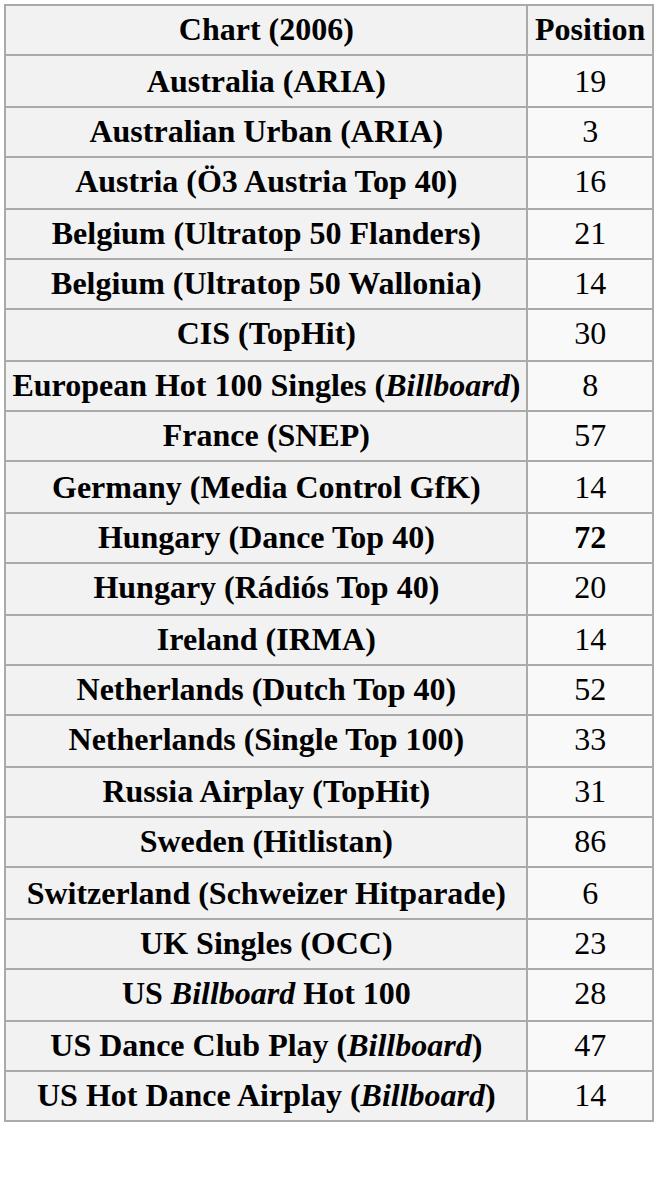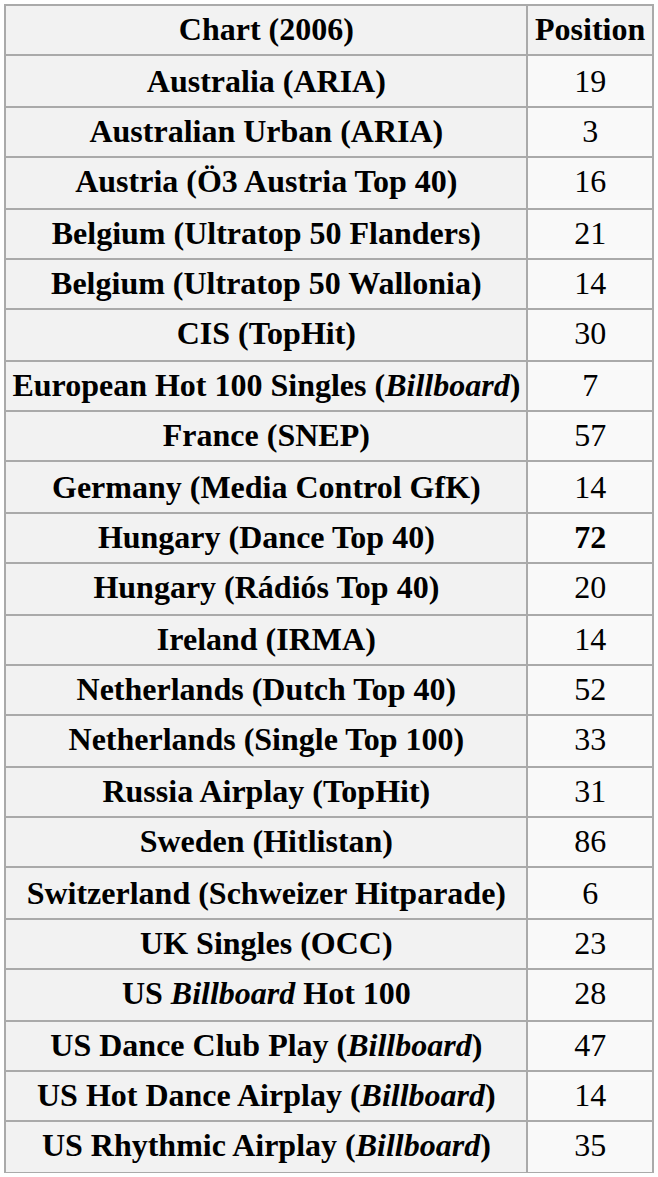(590, 385) 8 -> (590, 385) 7
+ row: (266, 1146)
